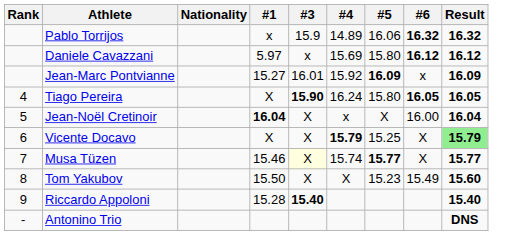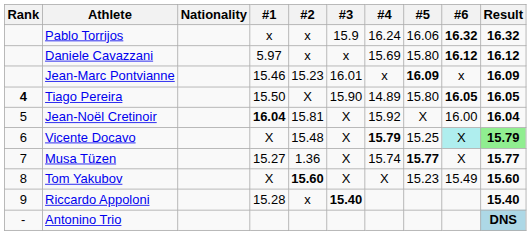+ column: (308, 14)
(346, 35) 14.89 -> (384, 35) 16.24
(269, 76) 15.27 -> (269, 76) 15.46
(346, 76) 15.92 -> (384, 76) x
(23, 96) normal -> (23, 96) bold
(269, 96) X -> (269, 96) 15.50
(308, 96) bold -> (346, 96) normal
(346, 96) 16.24 -> (384, 96) 14.89
(346, 117) x -> (384, 117) 15.92
(423, 138) no background -> (461, 138) paleturquoise background
(269, 158) 15.46 -> (269, 158) 15.27
(308, 158) lightyellow background -> (346, 158) no background
(269, 179) 15.50 -> (269, 179) X
(465, 220) no background -> (503, 220) lightblue background
